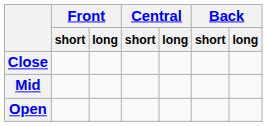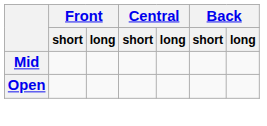- row: (28, 62)
